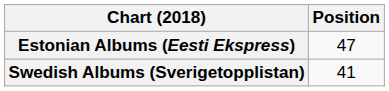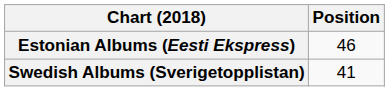(346, 45) 47 -> (346, 45) 46
